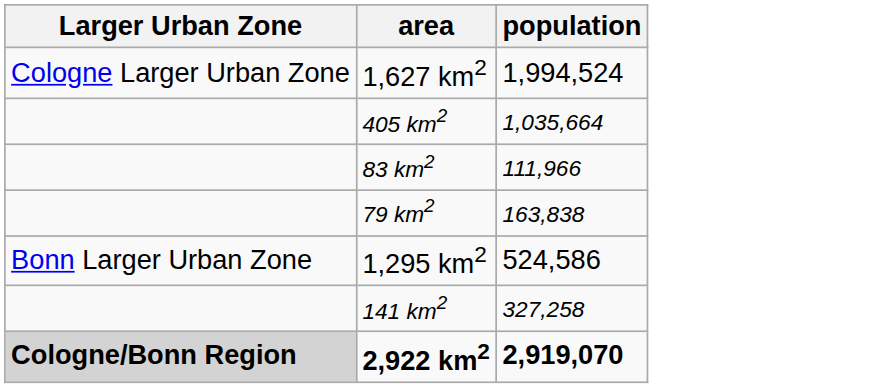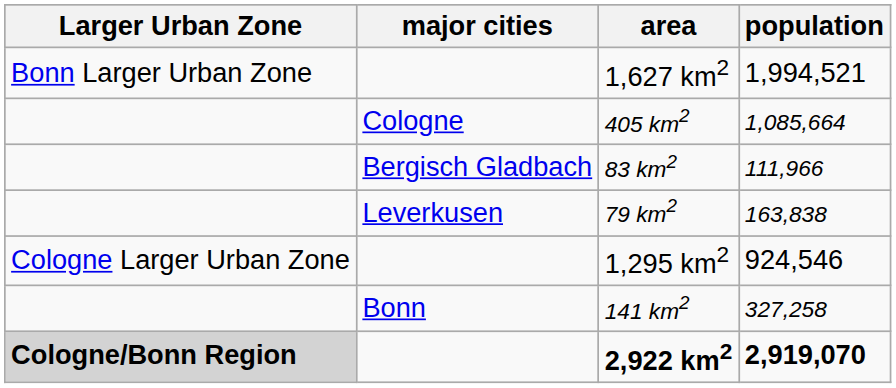+ column: (477, 26)
(180, 72) Cologne Larger Urban Zone -> (162, 72) Bonn Larger Urban Zone
(563, 72) 1,994,524 -> (805, 72) 1,994,521
(553, 122) 1,035,664 -> (795, 122) 1,085,664
(162, 260) Bonn Larger Urban Zone -> (180, 260) Cologne Larger Urban Zone
(552, 260) 524,586 -> (794, 260) 924,546
